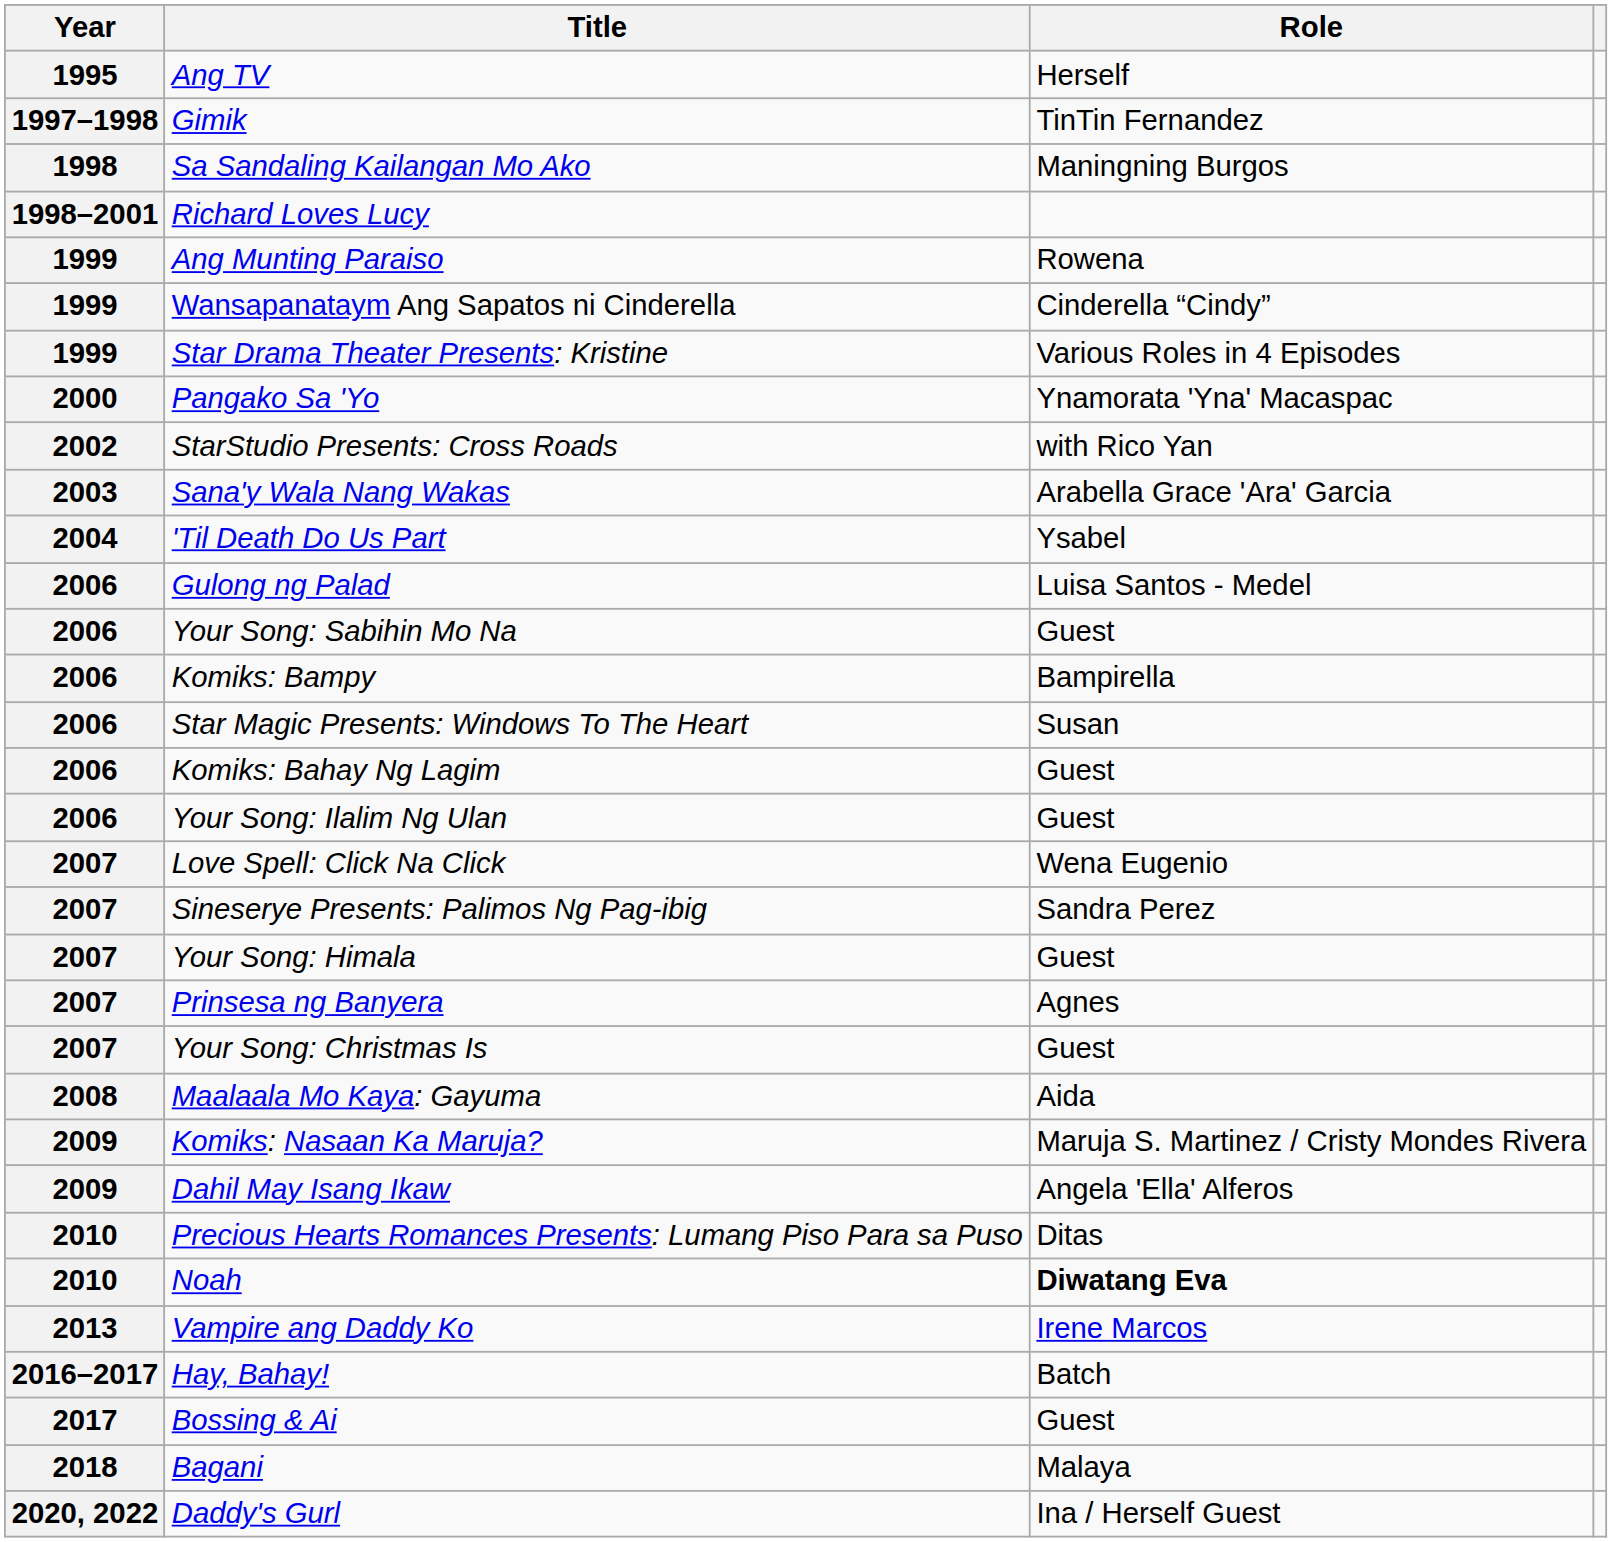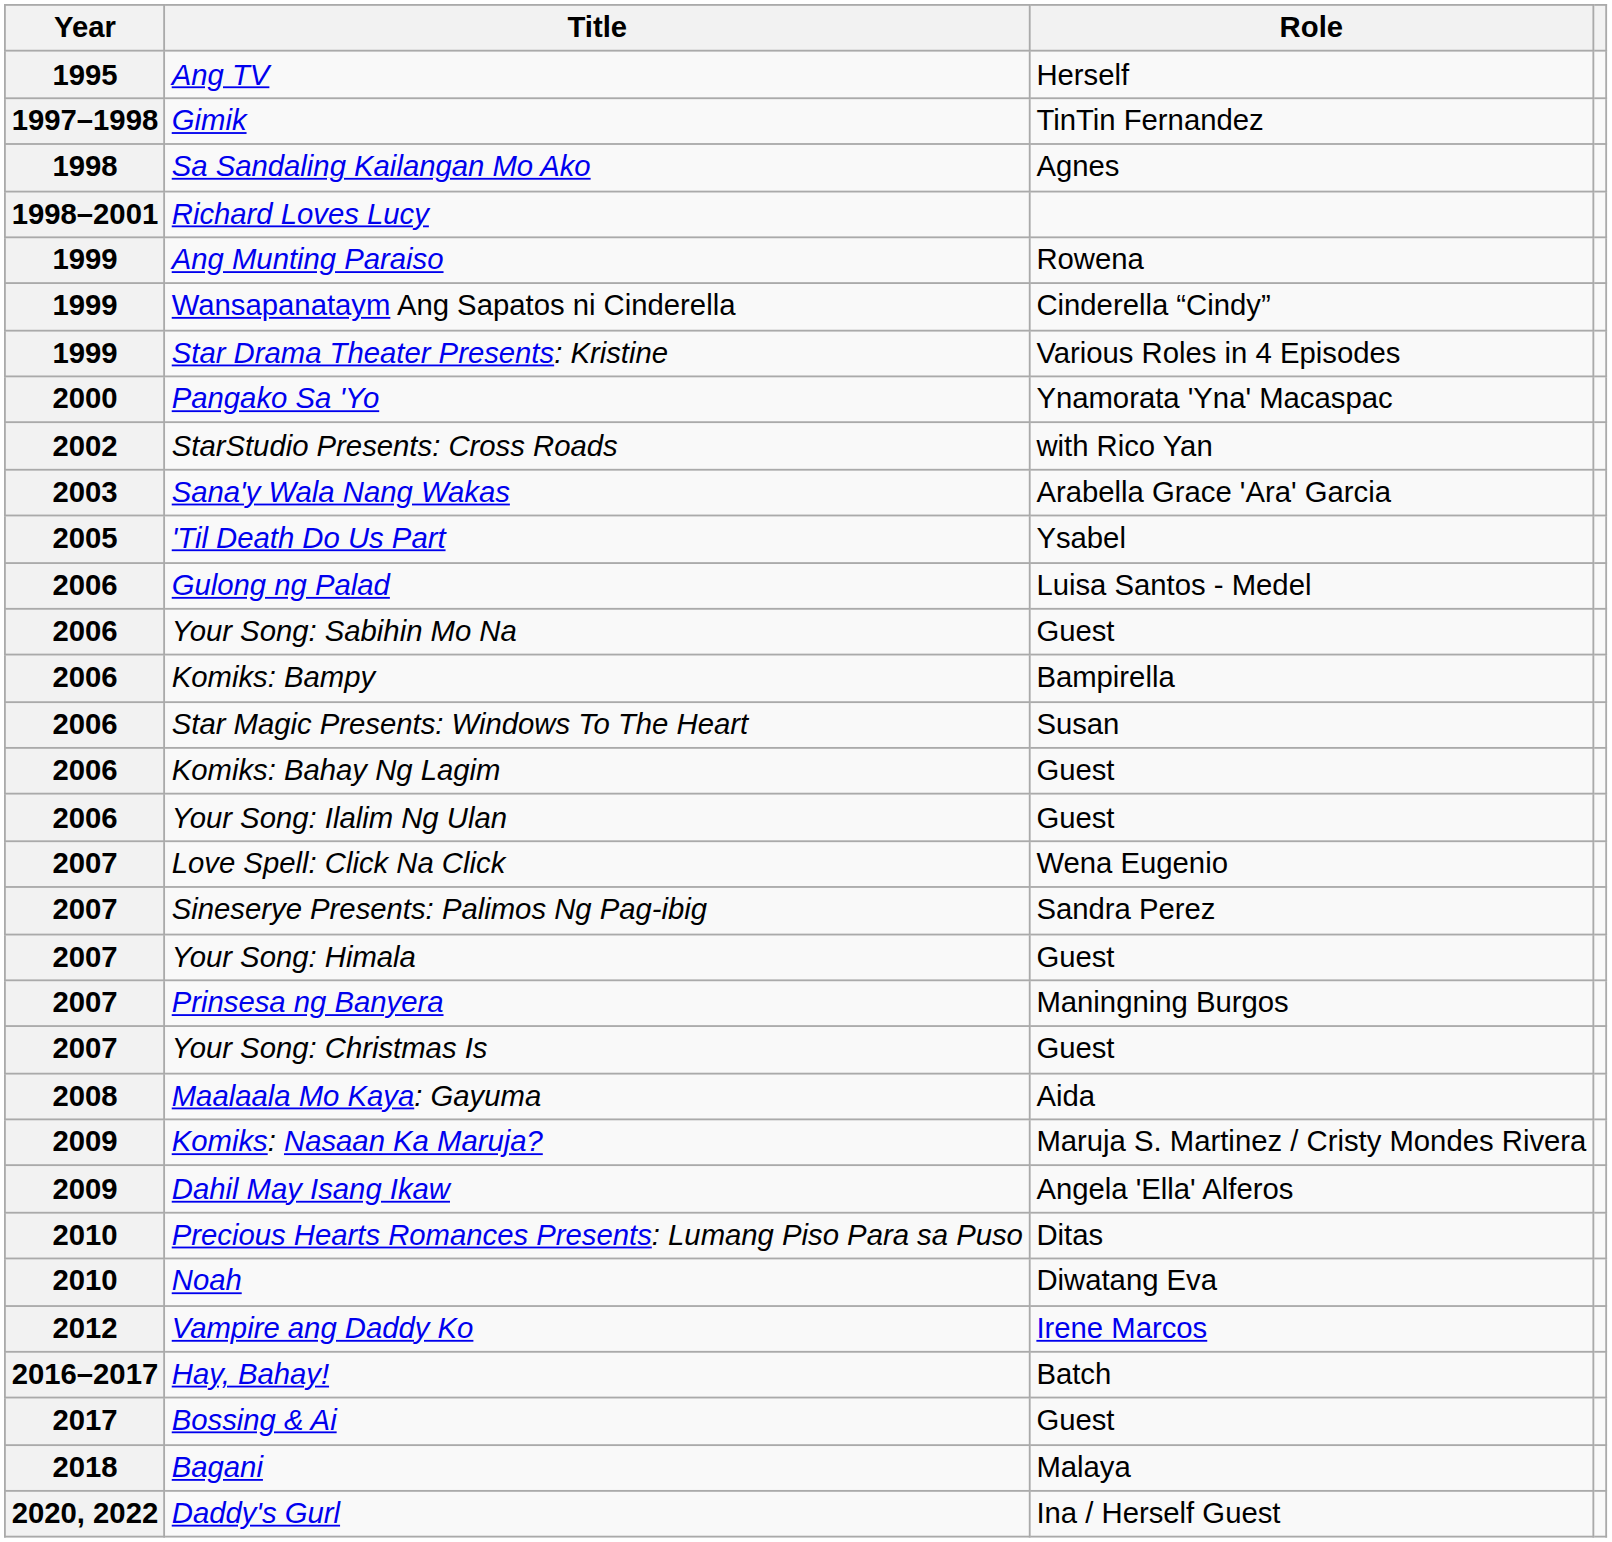(1163, 167) Maningning Burgos -> (1078, 167) Agnes
(85, 538) 2004 -> (85, 538) 2005
(1078, 1002) Agnes -> (1163, 1002) Maningning Burgos
(1132, 1281) bold -> (1127, 1281) normal
(85, 1327) 2013 -> (85, 1327) 2012
